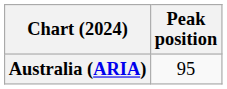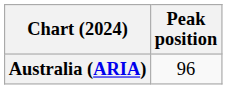(186, 68) 95 -> (186, 68) 96
